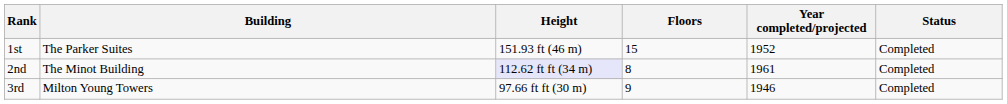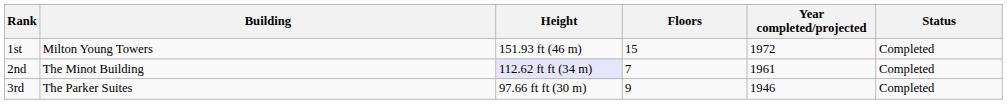(88, 48) The Parker Suites -> (98, 48) Milton Young Towers
(763, 48) 1952 -> (763, 48) 1972
(628, 68) 8 -> (628, 68) 7
(98, 88) Milton Young Towers -> (88, 88) The Parker Suites
